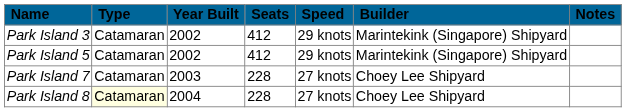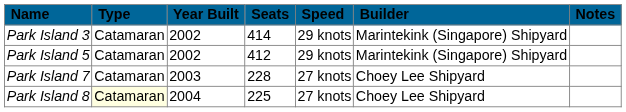(259, 35) 412 -> (259, 35) 414
(259, 96) 228 -> (259, 96) 225
